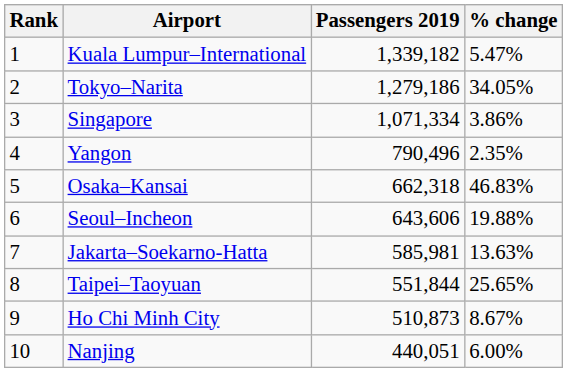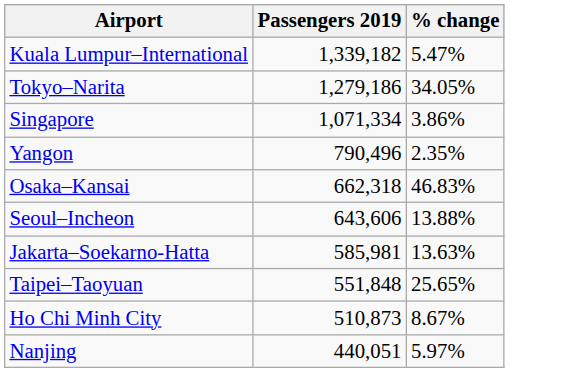- column: (34, 20)
(501, 218) 19.88% -> (443, 218) 13.88%
(426, 284) 551,844 -> (368, 284) 551,848
(496, 350) 6.00% -> (438, 350) 5.97%
